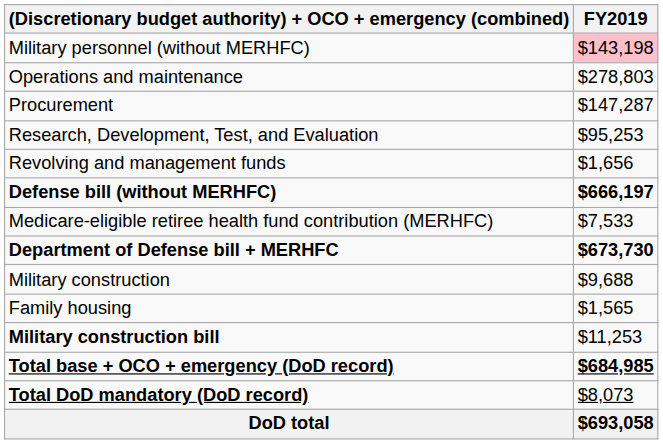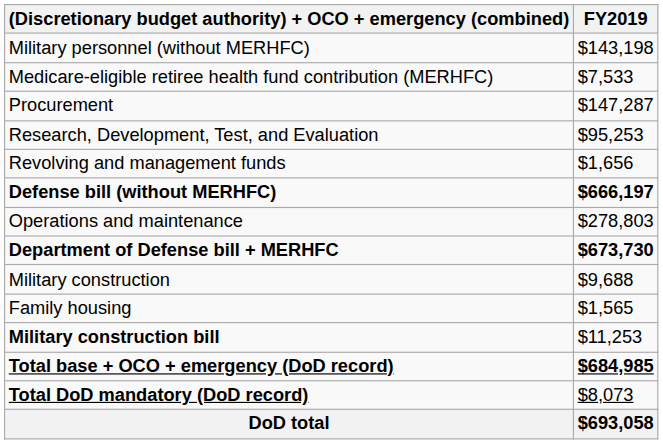(616, 47) pink background -> (616, 47) no background
rows swapped: (126, 76) <-> (251, 221)
